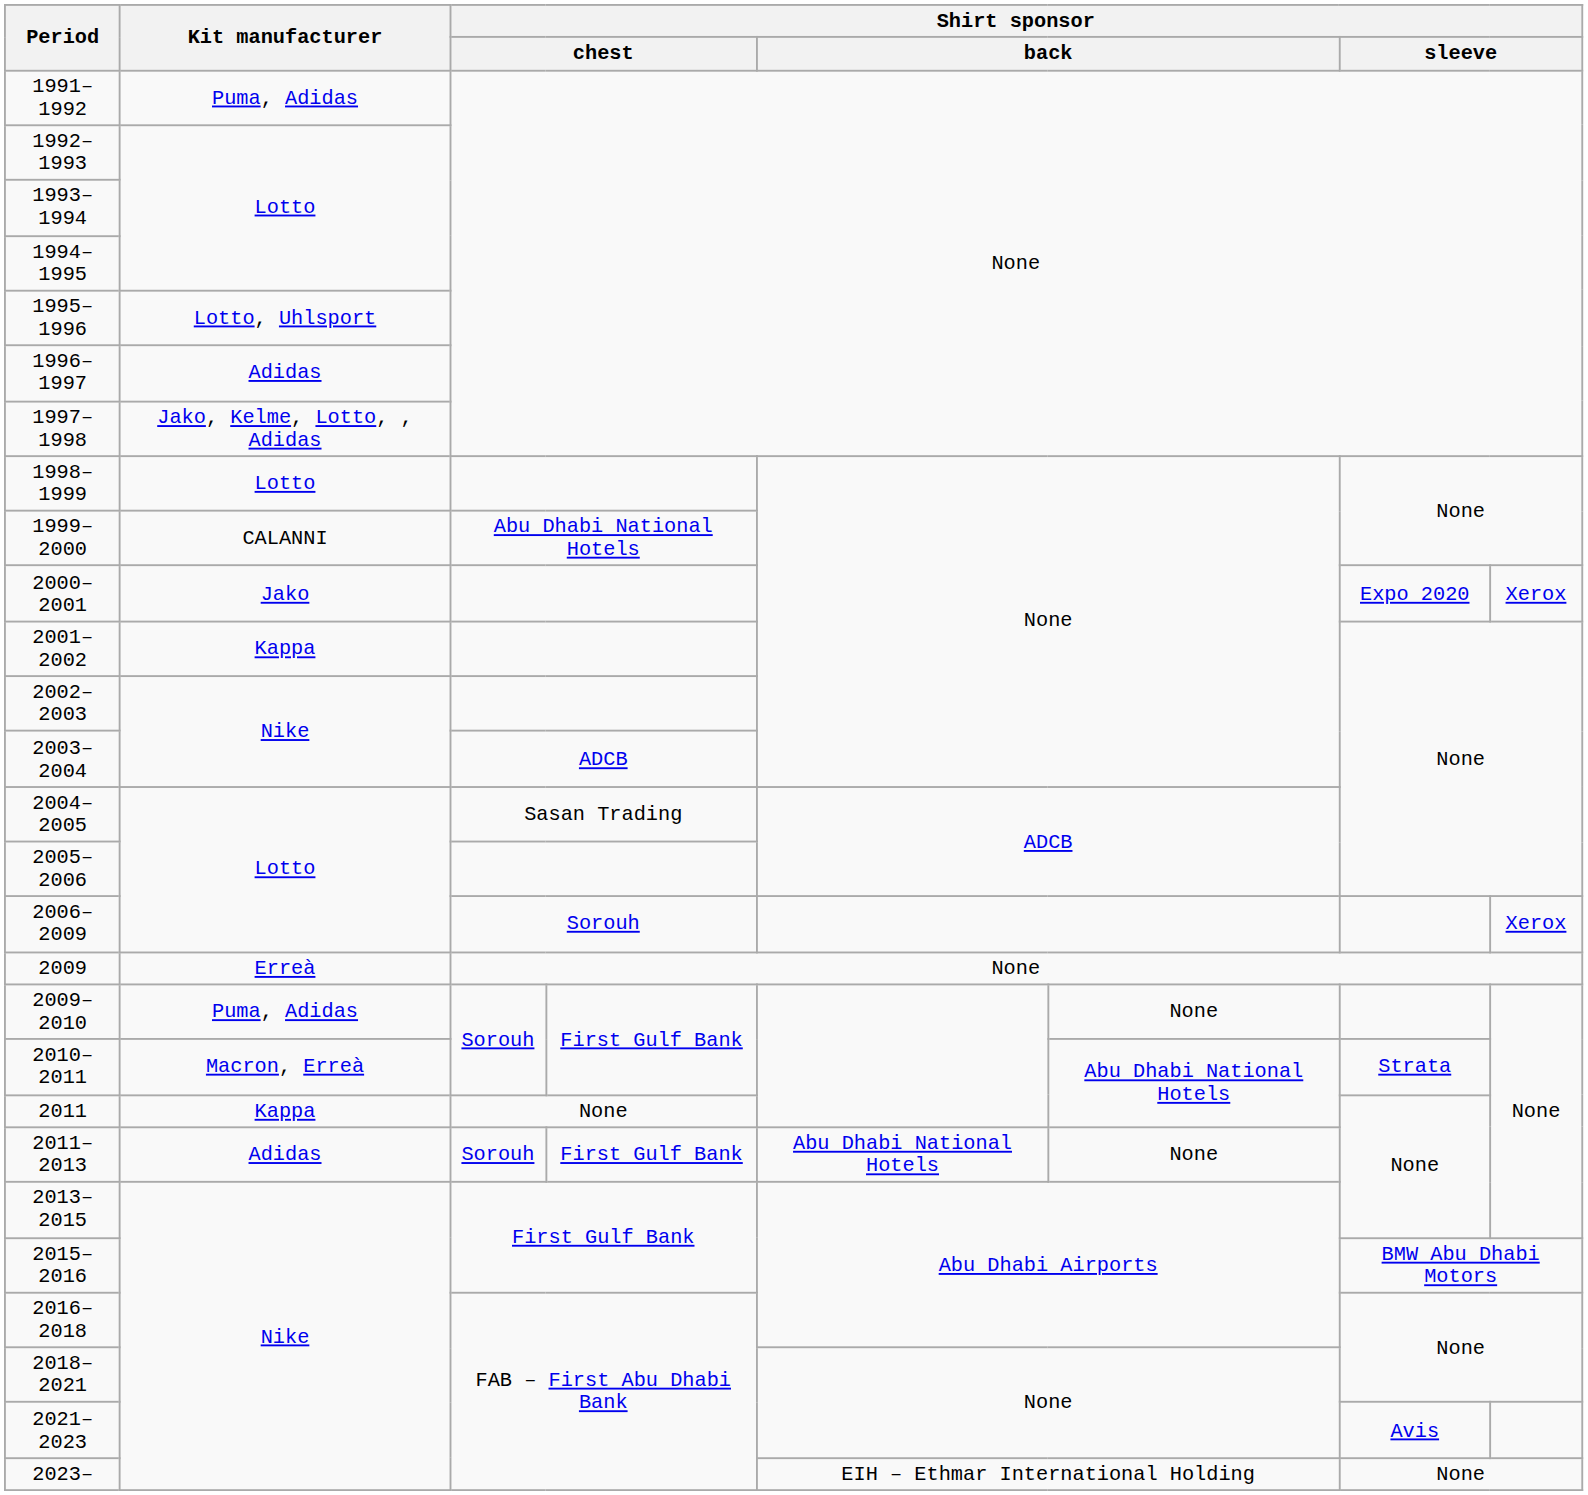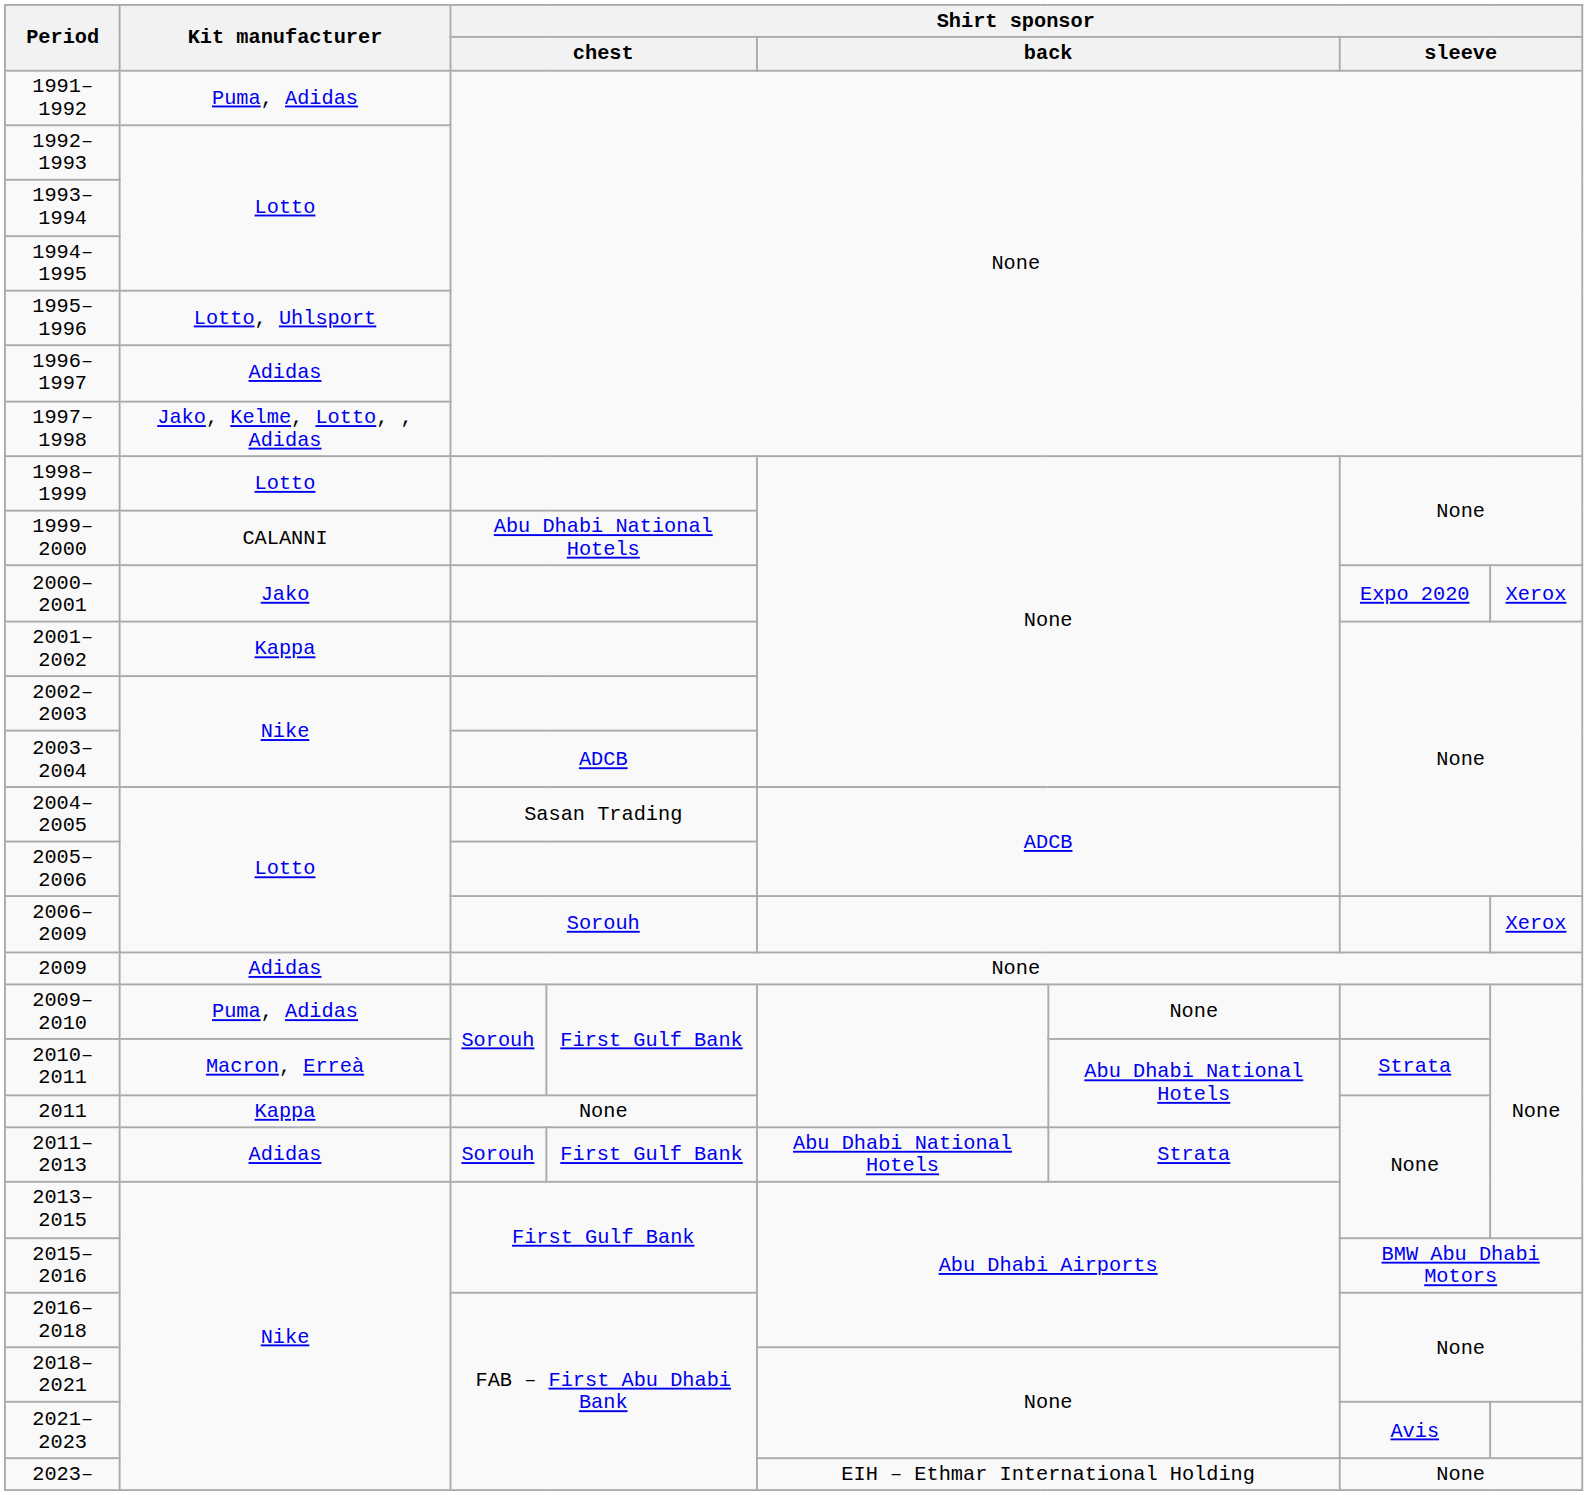(285, 968) Erreà -> (285, 968) Adidas
(1194, 1154) None -> (1194, 1154) Strata
